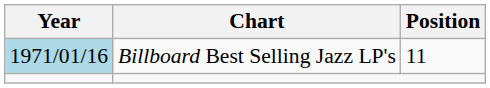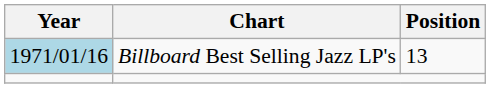(416, 55) 11 -> (417, 55) 13
